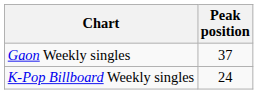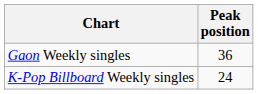(225, 54) 37 -> (225, 54) 36
